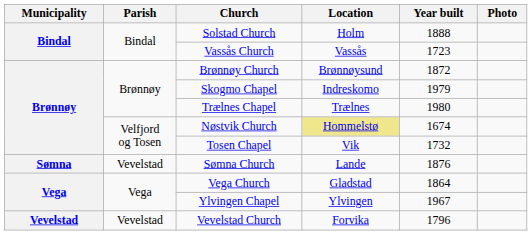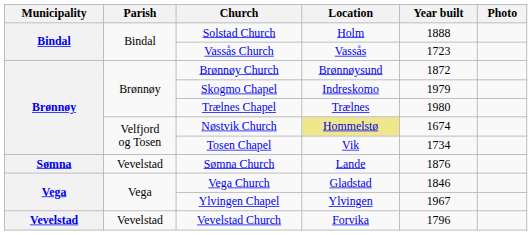(438, 145) 1732 -> (438, 145) 1734
(438, 182) 1864 -> (438, 182) 1846
